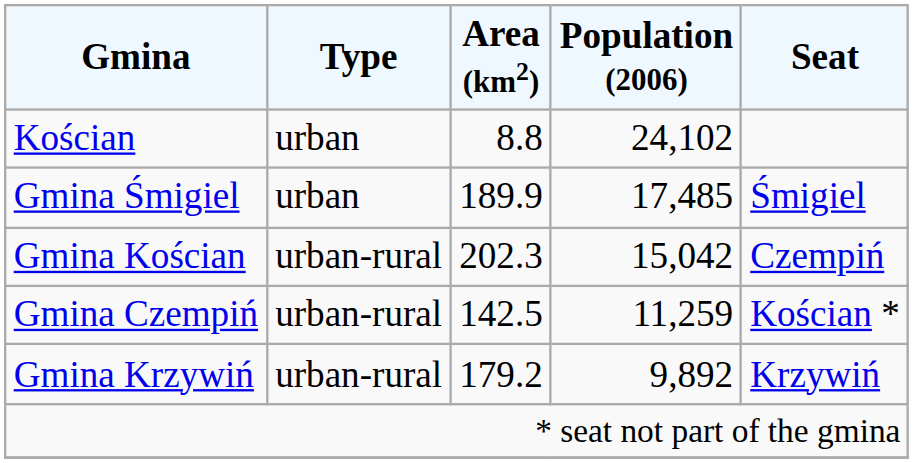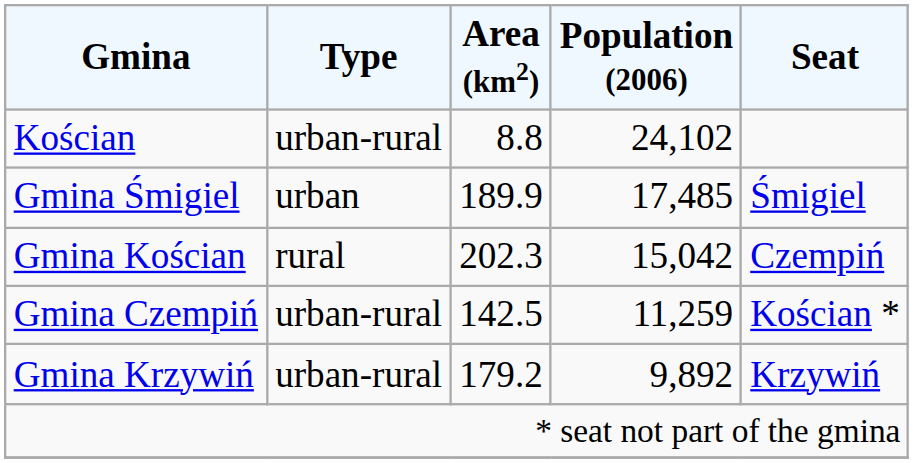(317, 137) urban -> (359, 137) urban-rural
(359, 255) urban-rural -> (310, 255) rural
